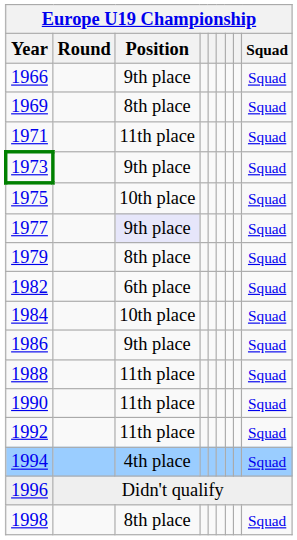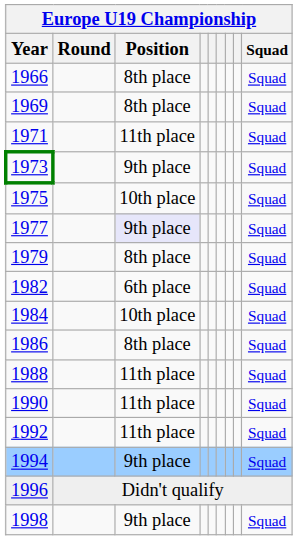(157, 77) 9th place -> (157, 77) 8th place
(157, 344) 9th place -> (157, 344) 8th place
(157, 461) 4th place -> (157, 461) 9th place
(157, 519) 8th place -> (157, 519) 9th place
